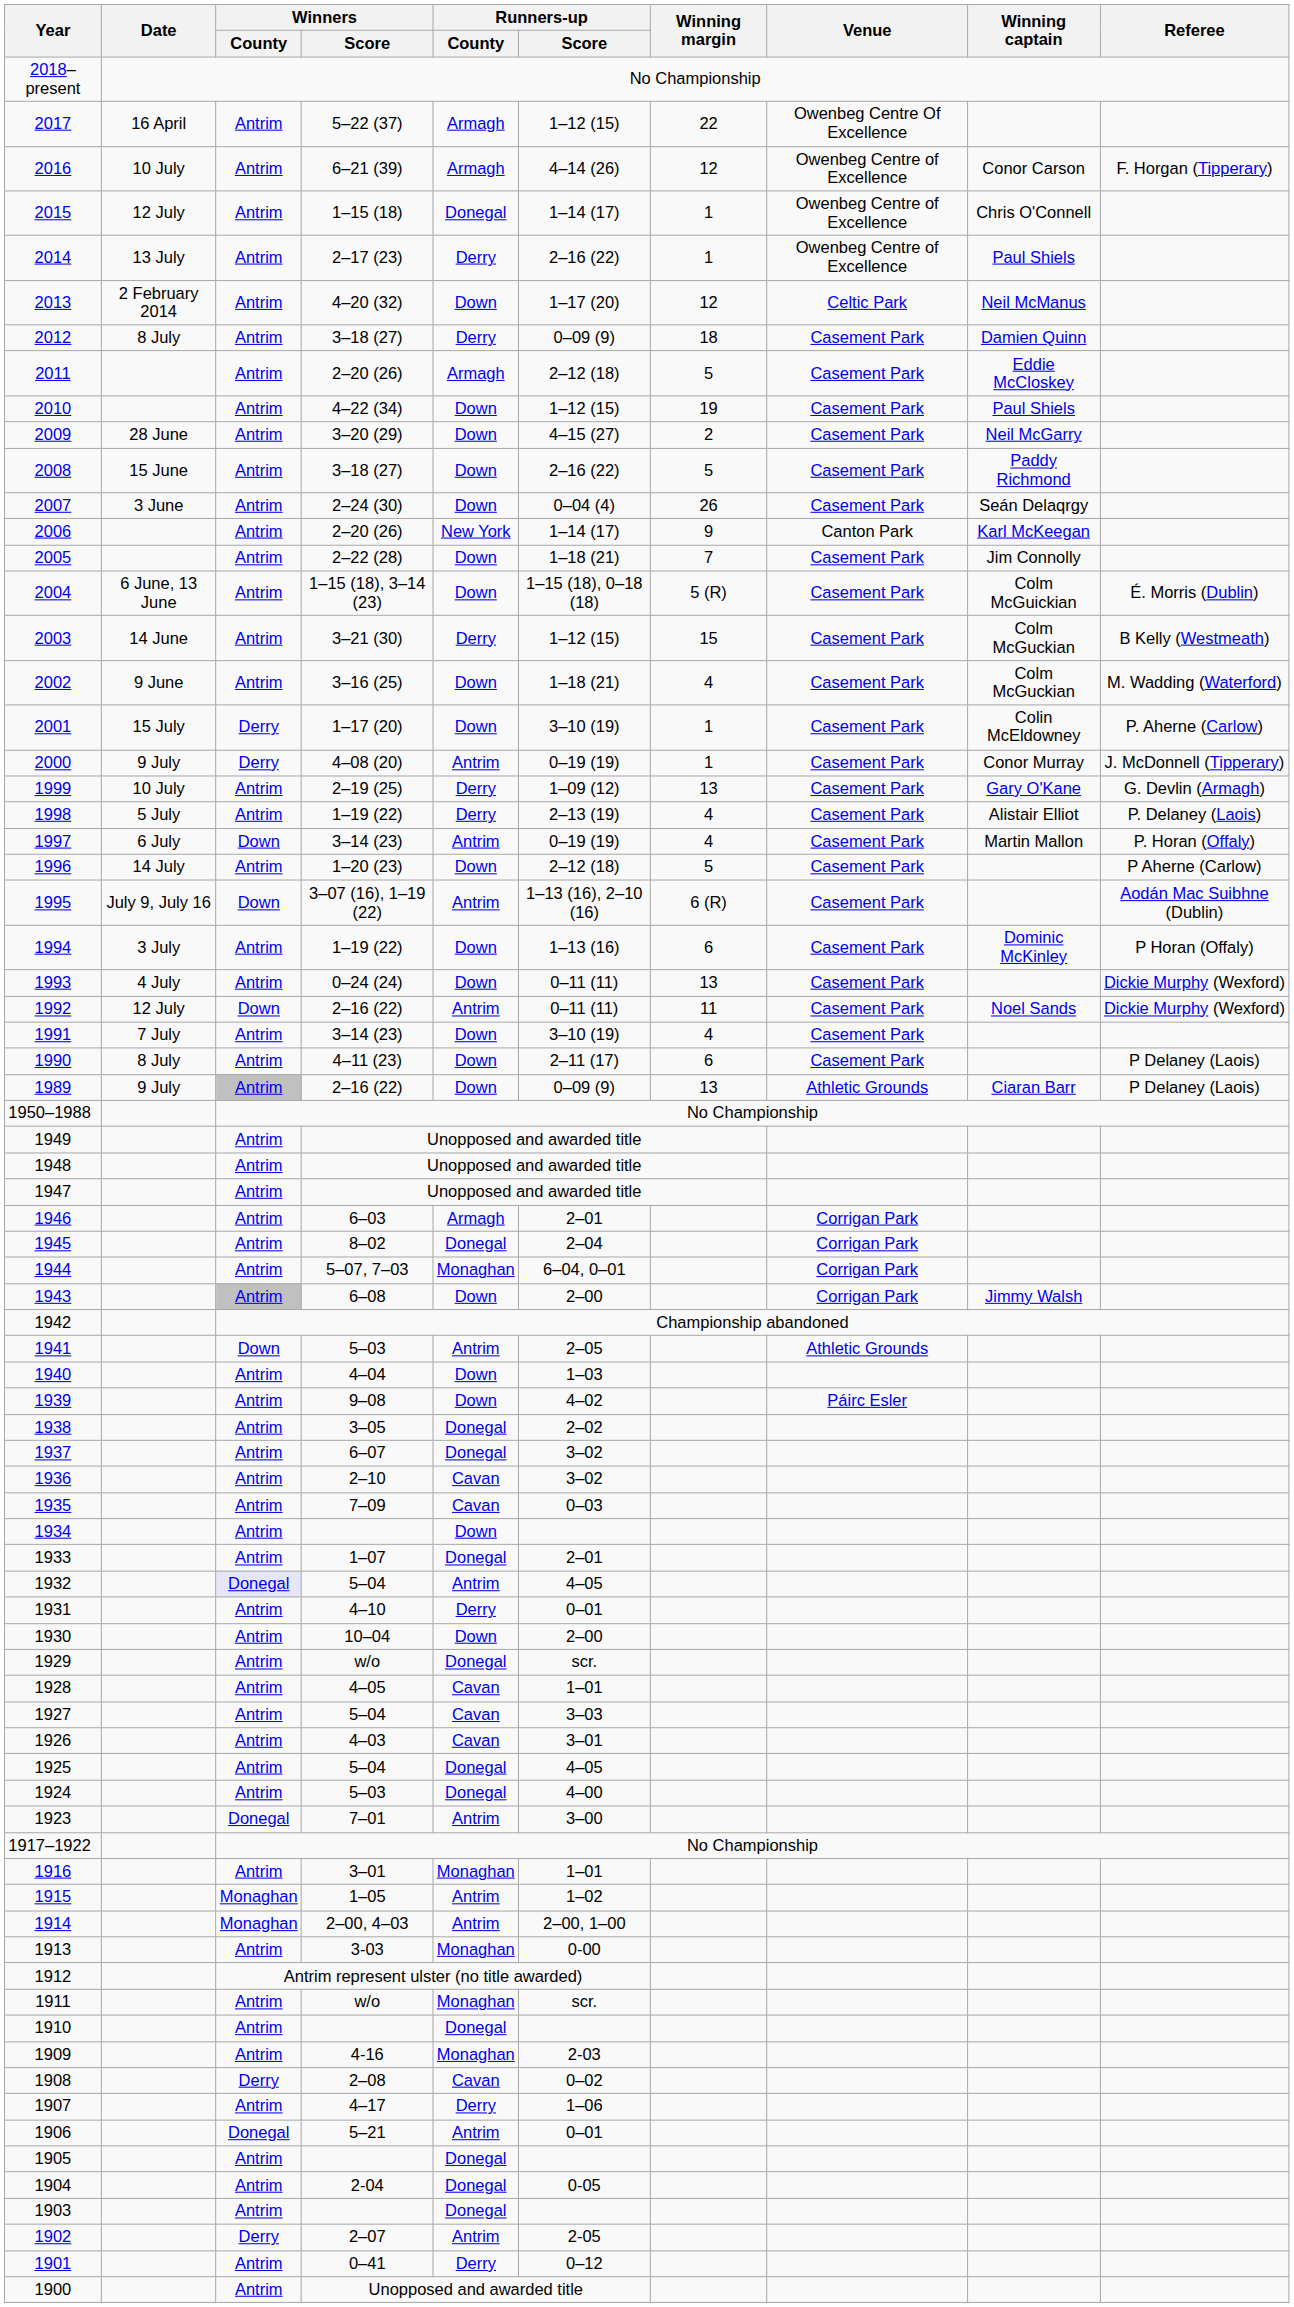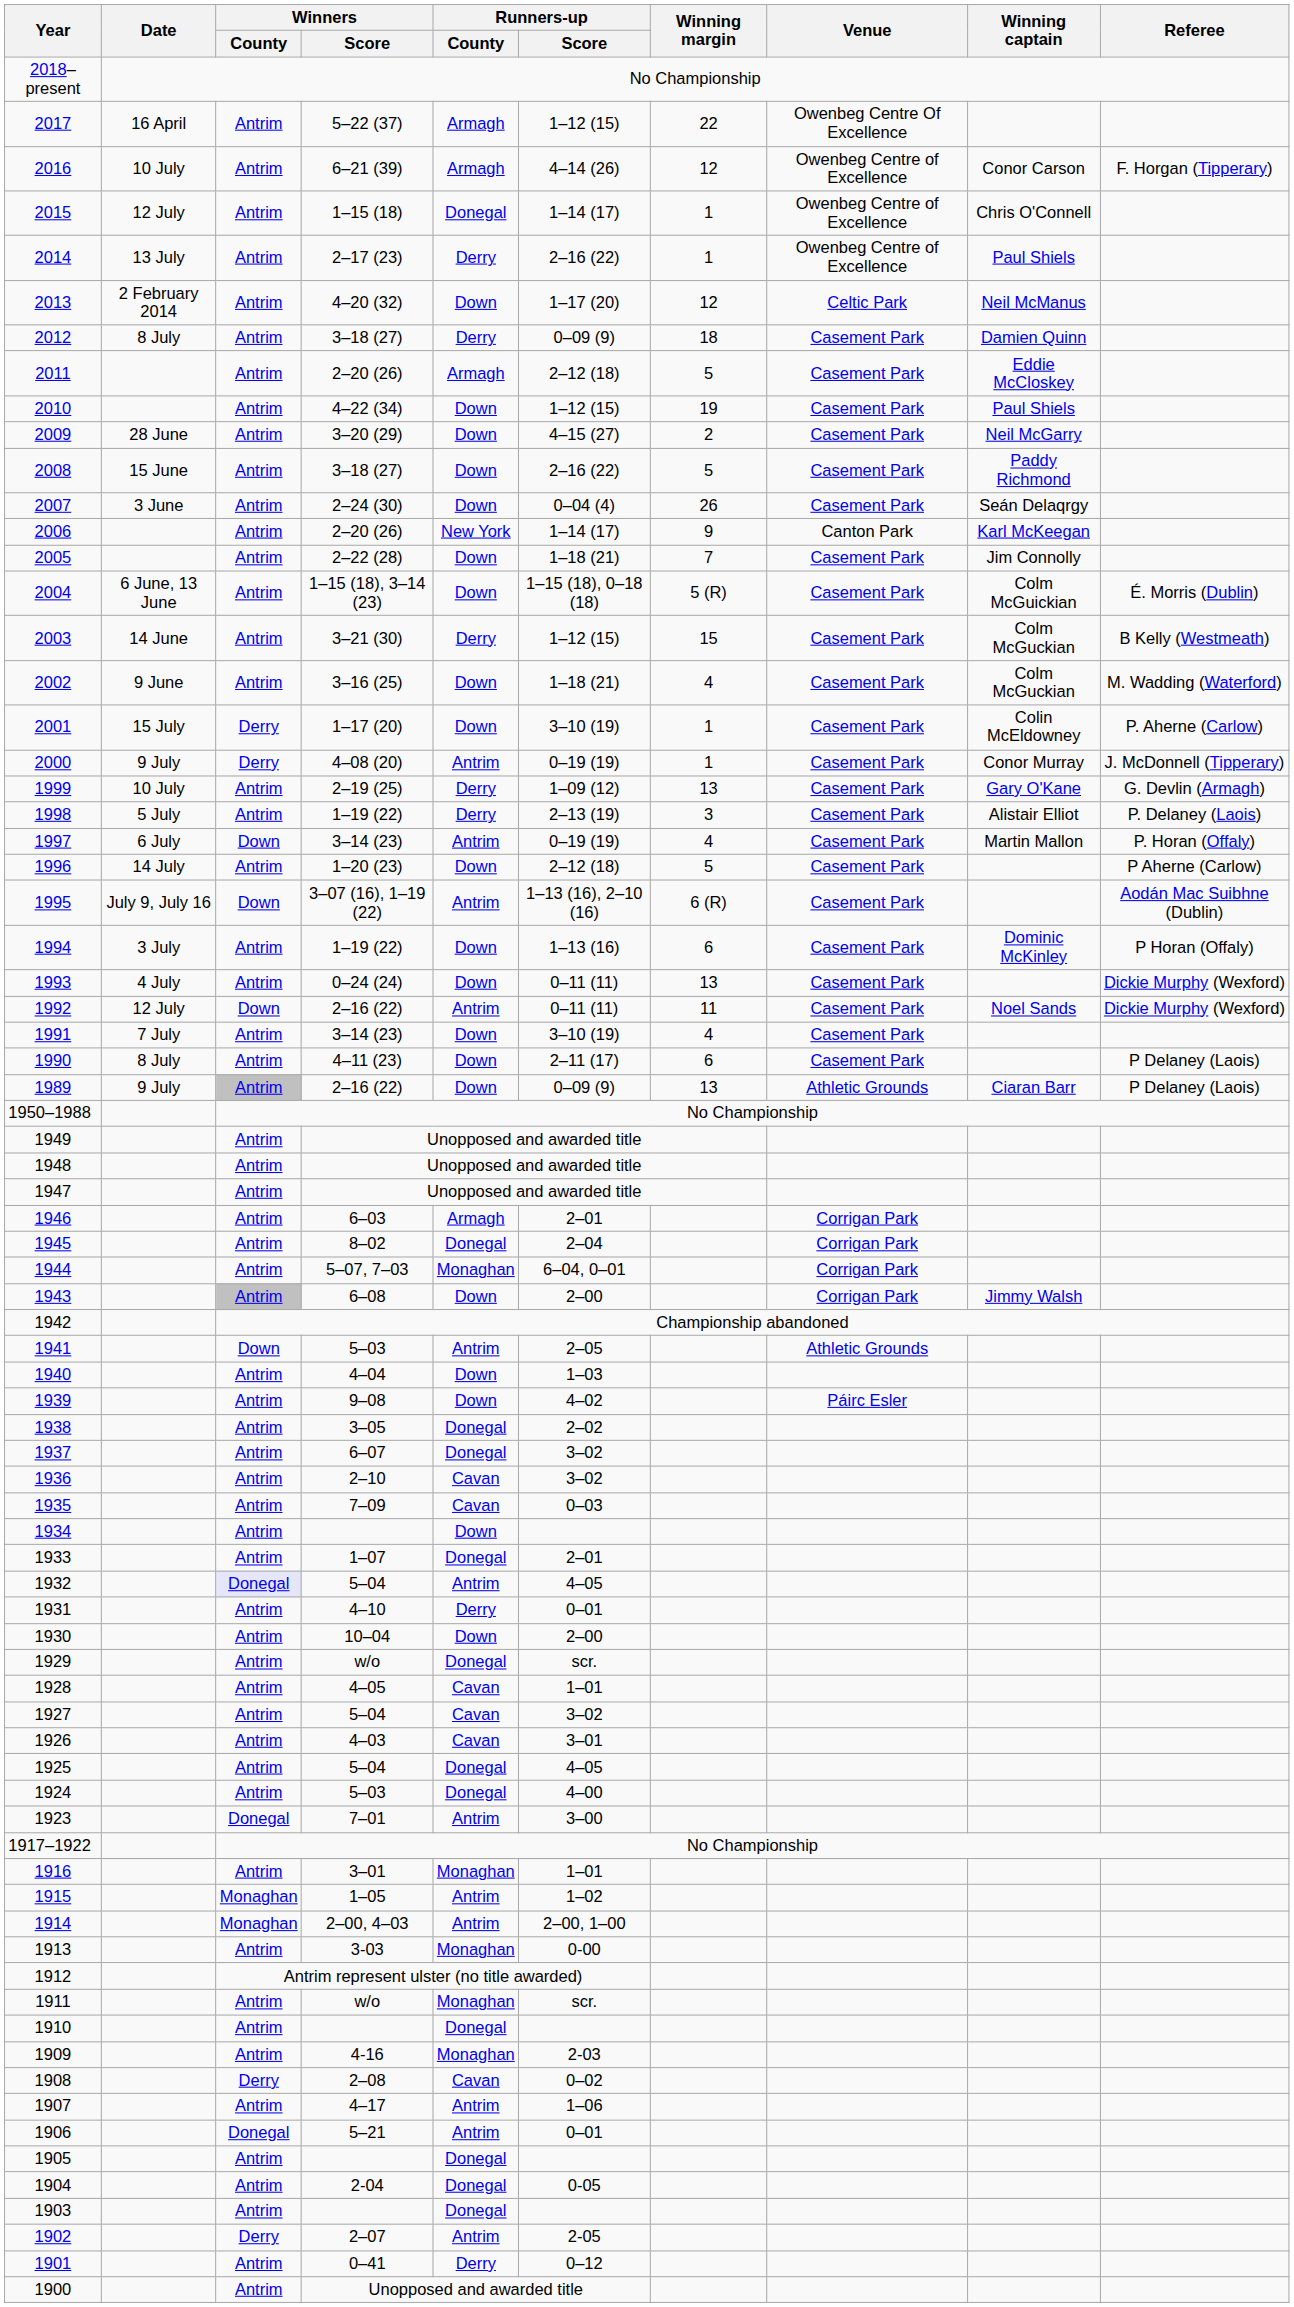(709, 815) 4 -> (709, 815) 3
(584, 1714) 3–03 -> (584, 1714) 3–02
(476, 2106) Derry -> (476, 2106) Antrim
